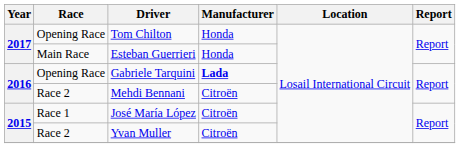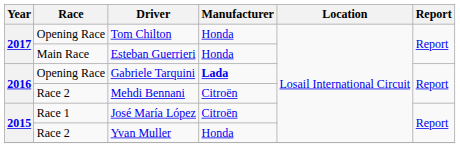(220, 133) Citroën -> (218, 133) Honda
